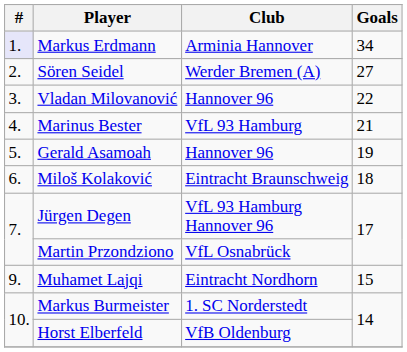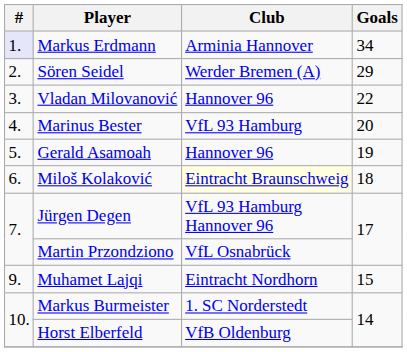(365, 71) 27 -> (365, 71) 29
(365, 125) 21 -> (365, 125) 20
(267, 179) no background -> (267, 179) lightyellow background
